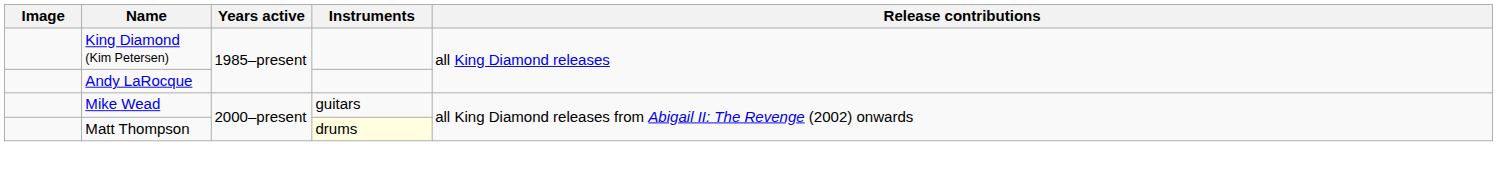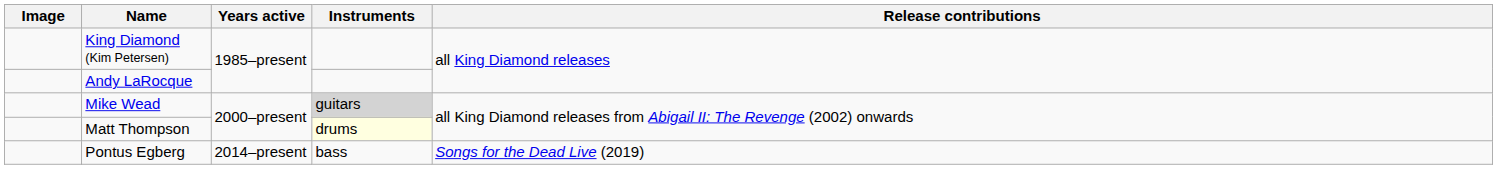(338, 104) no background -> (338, 104) lightgrey background
+ row: (135, 152)
